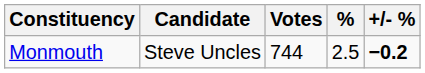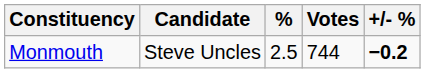columns swapped: (296, 20) <-> (346, 20)
